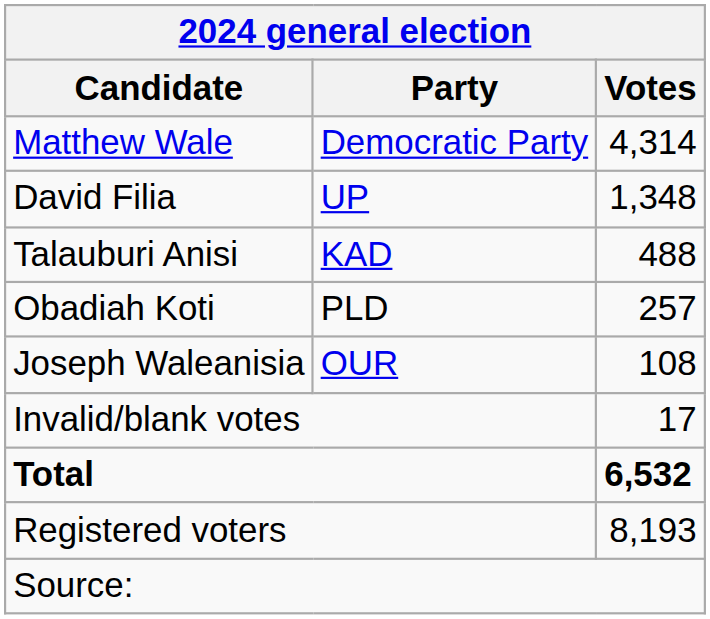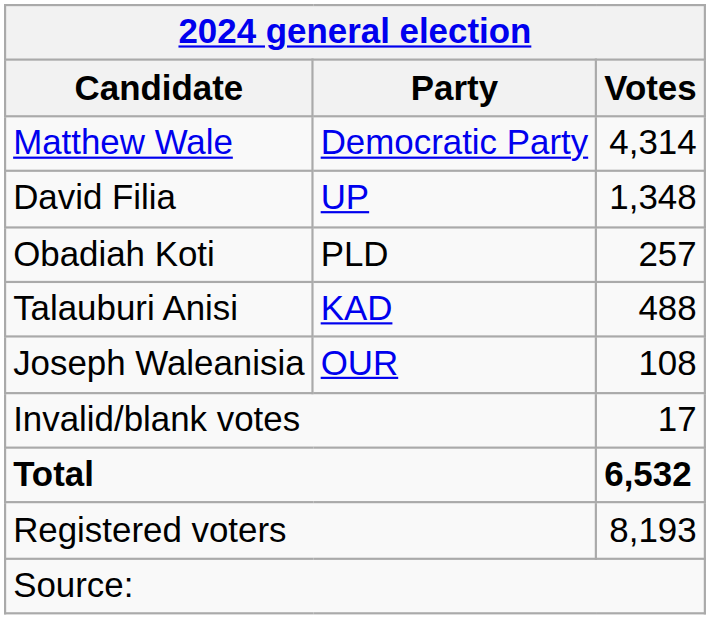rows swapped: (126, 253) <-> (114, 308)
